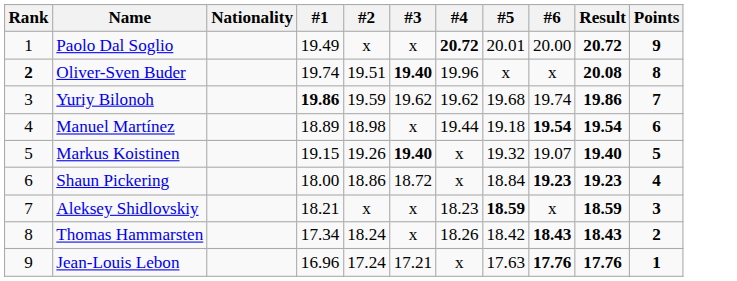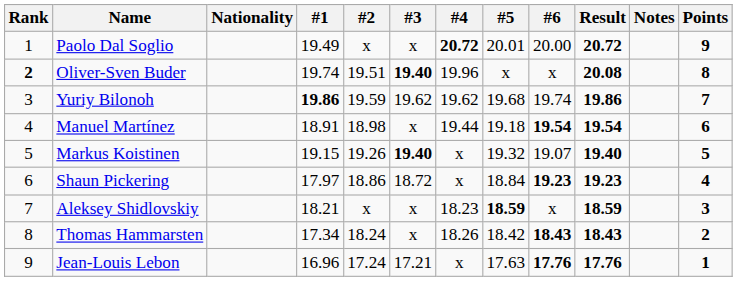+ column: (654, 18)
(320, 126) 18.89 -> (320, 126) 18.91
(320, 180) 18.00 -> (320, 180) 17.97
